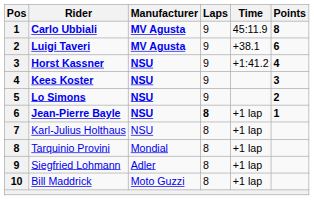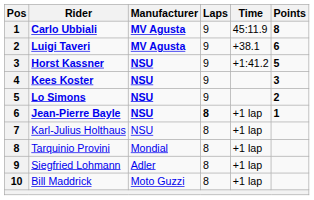(276, 63) 4 -> (276, 63) 5
